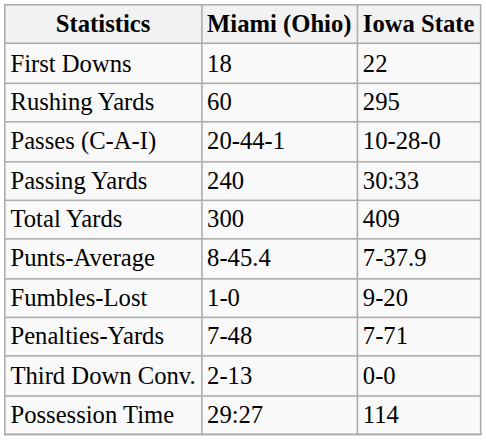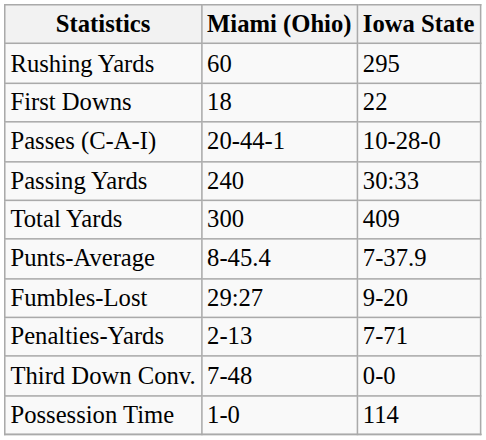rows swapped: (71, 63) <-> (82, 102)
(223, 297) 1-0 -> (235, 297) 29:27
(230, 336) 7-48 -> (230, 336) 2-13
(230, 375) 2-13 -> (230, 375) 7-48
(235, 414) 29:27 -> (223, 414) 1-0
